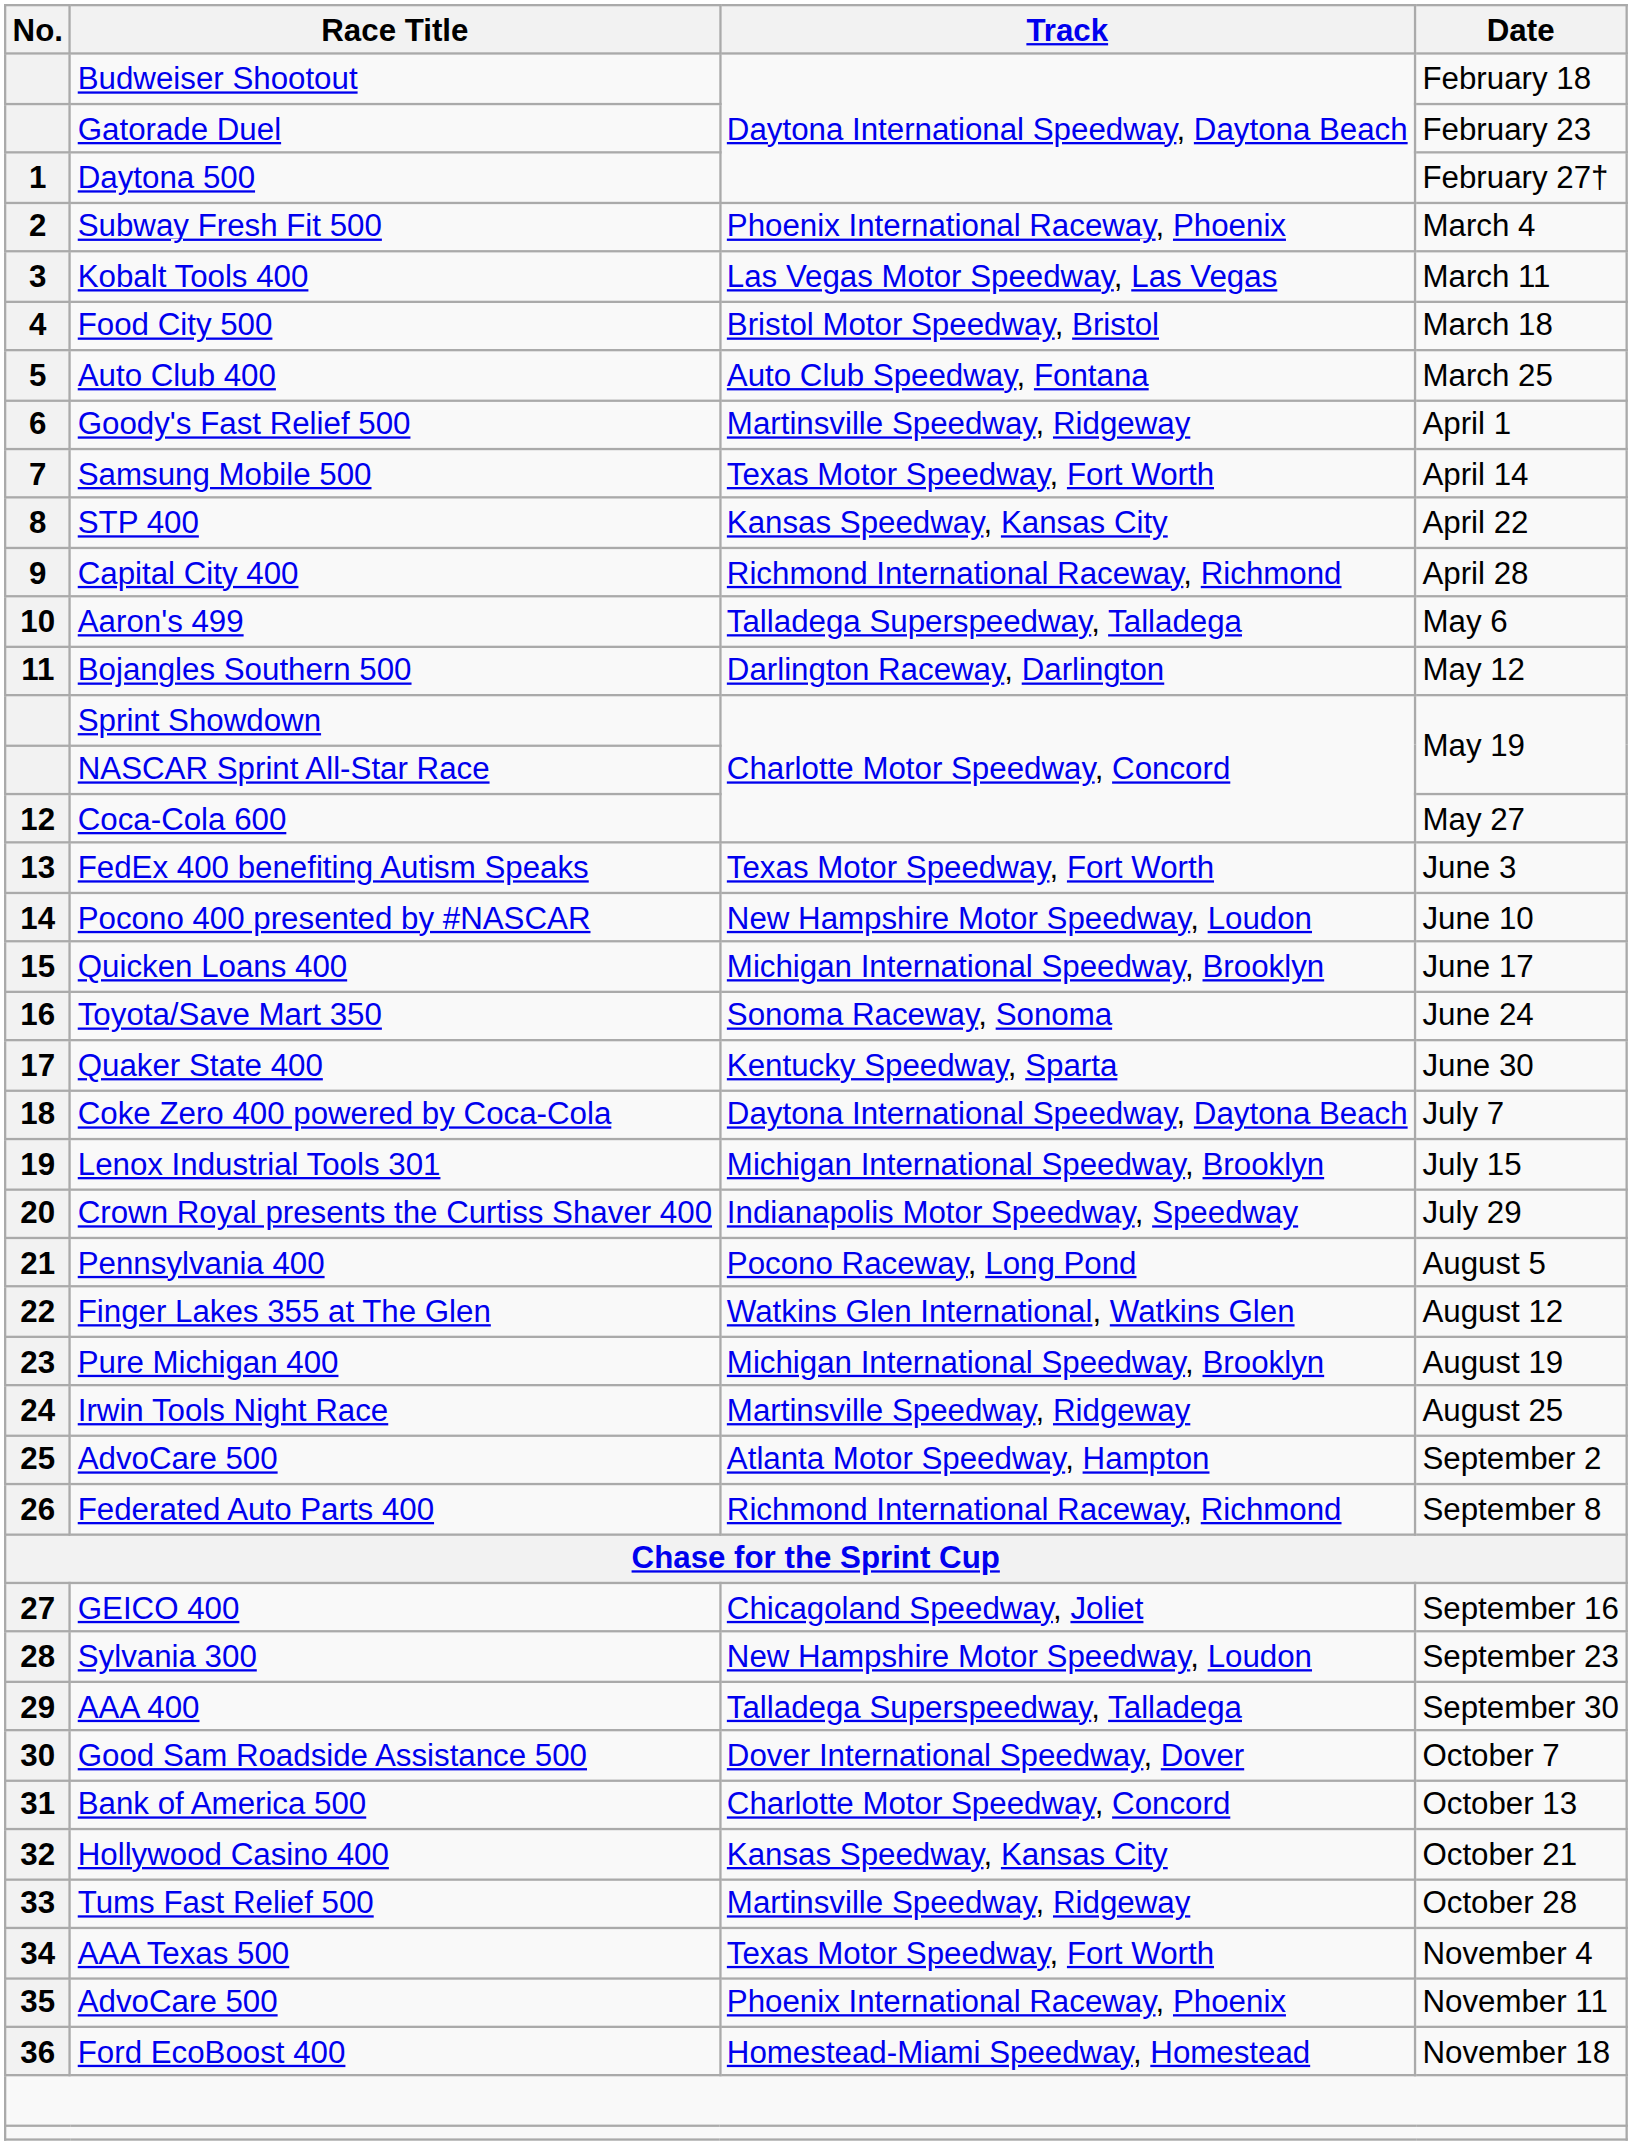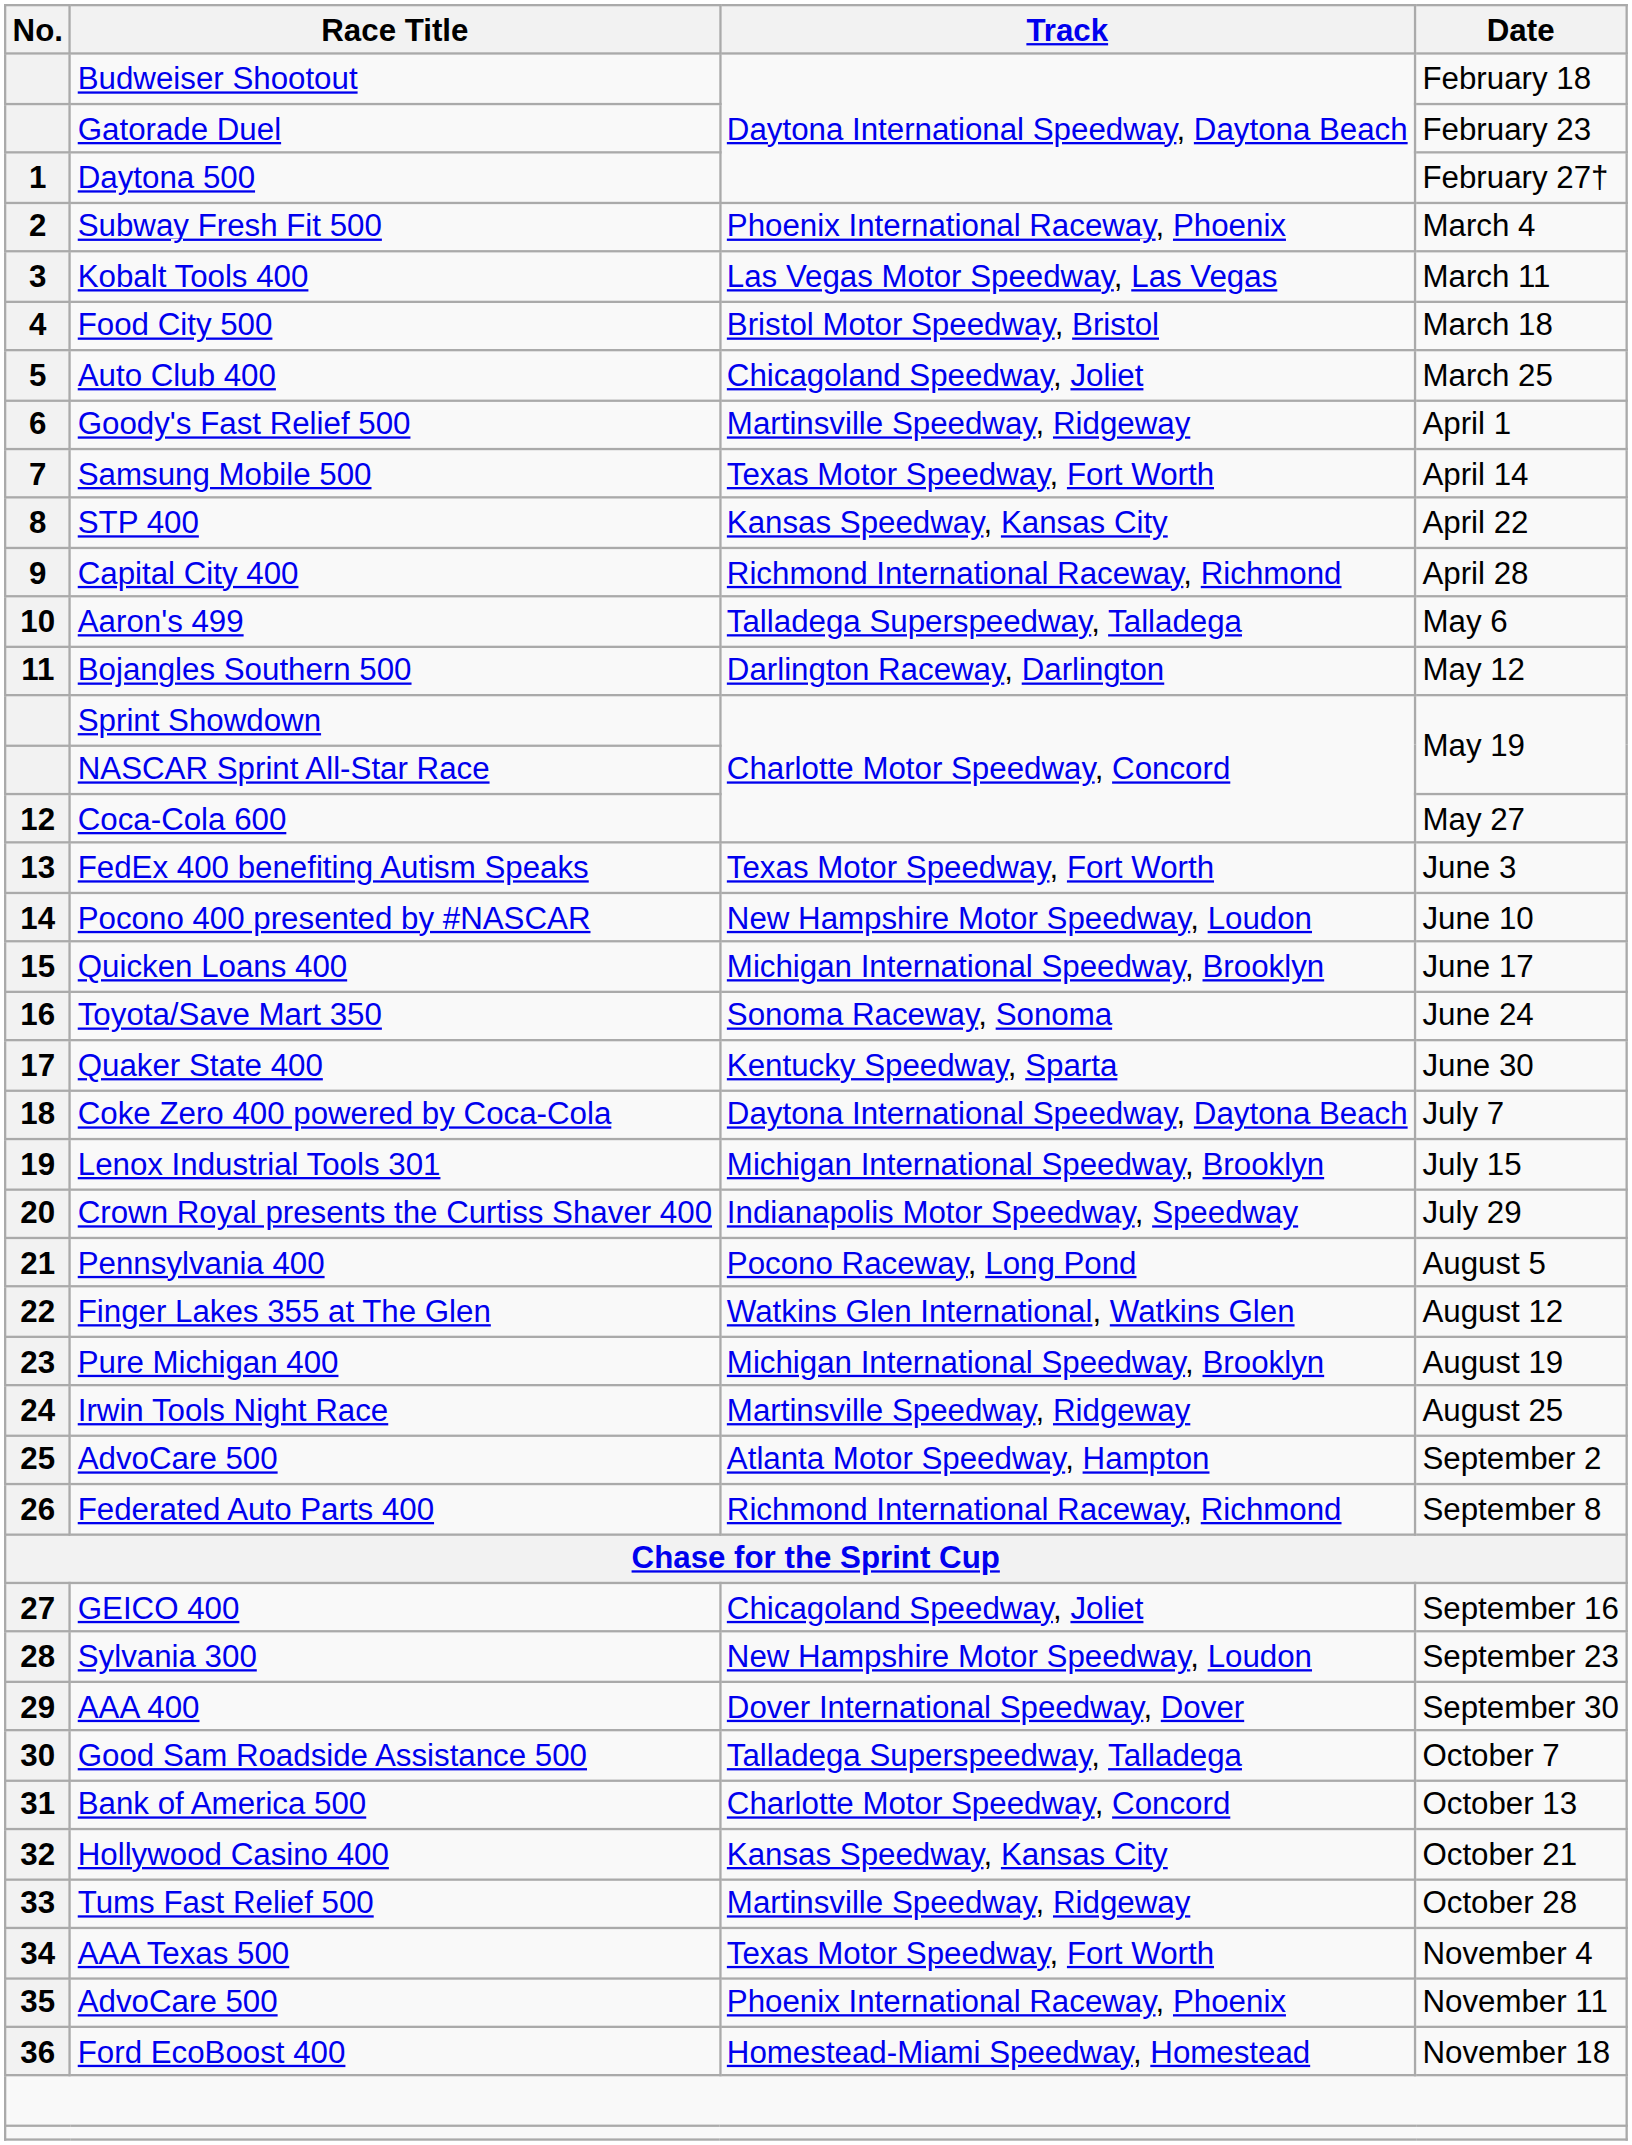(938, 375) Auto Club Speedway, Fontana -> (935, 375) Chicagoland Speedway, Joliet
(984, 1706) Talladega Superspeedway, Talladega -> (986, 1706) Dover International Speedway, Dover
(986, 1755) Dover International Speedway, Dover -> (984, 1755) Talladega Superspeedway, Talladega
